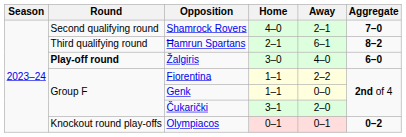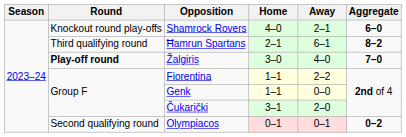(105, 28) Second qualifying round -> (106, 28) Knockout round play-offs
(374, 28) 7–0 -> (374, 28) 6–0
(374, 60) 6–0 -> (374, 60) 7–0
(106, 124) Knockout round play-offs -> (105, 124) Second qualifying round
